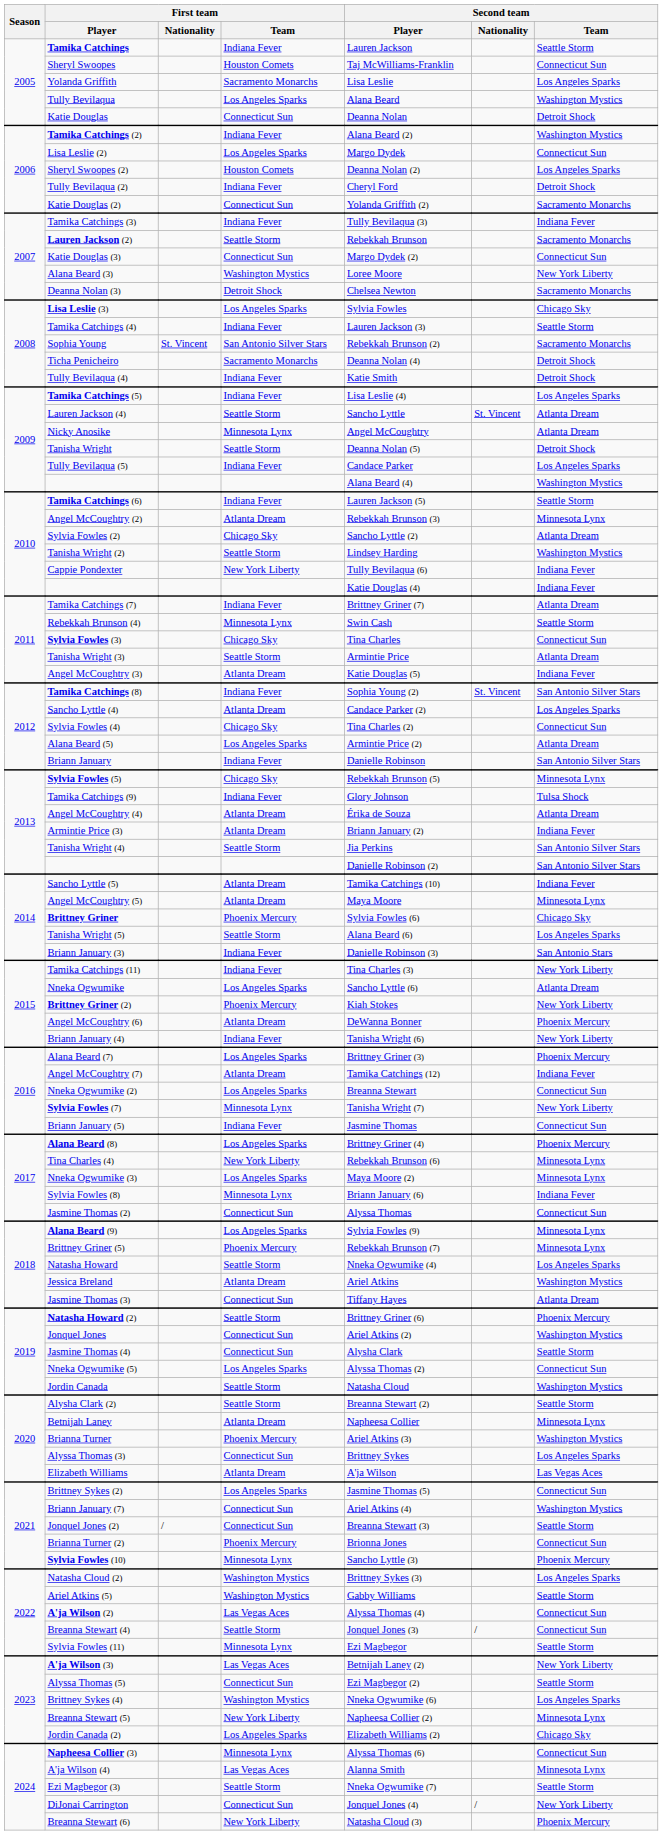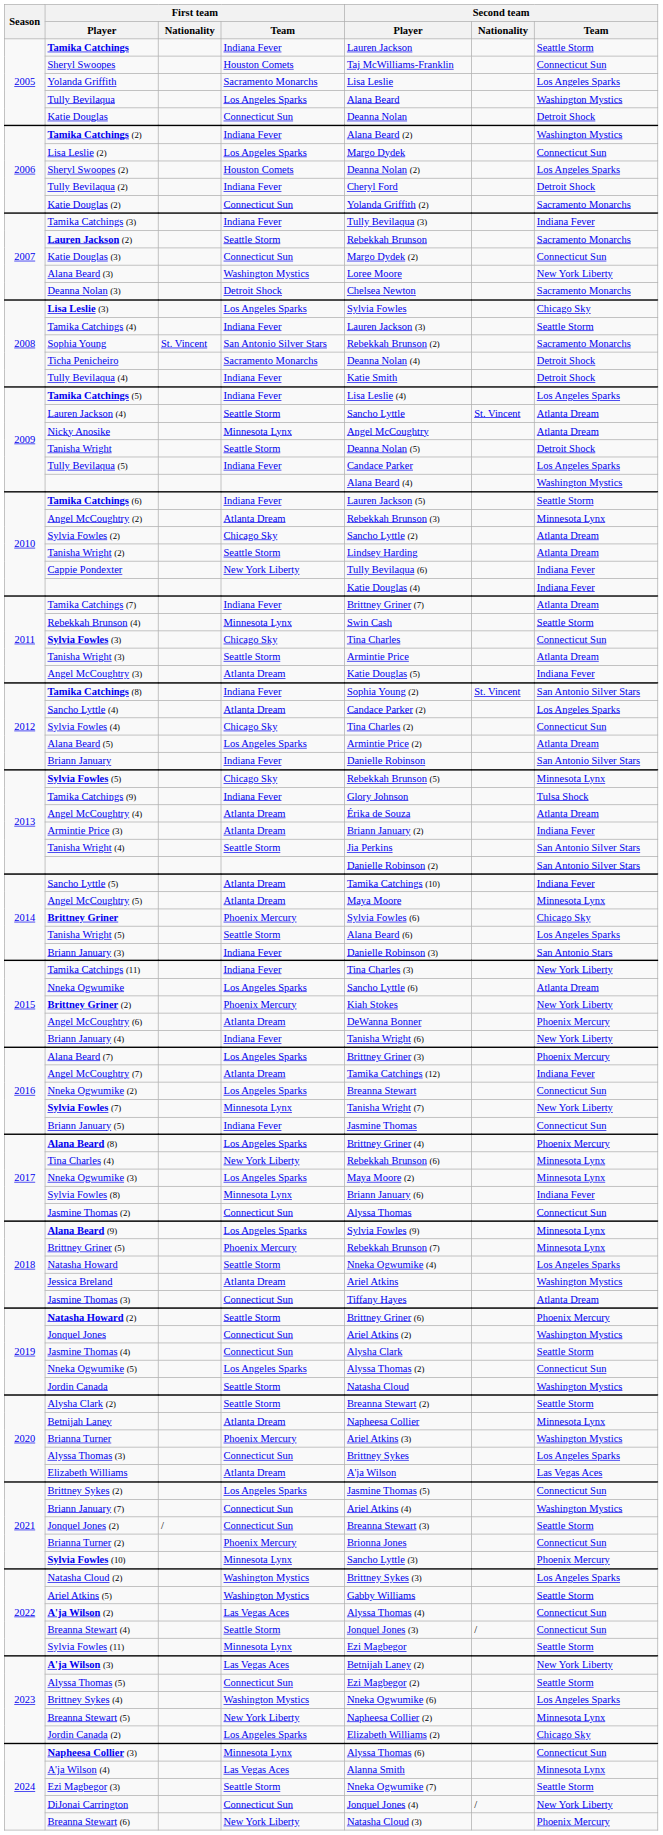(580, 552) Washington Mystics -> (568, 552) Atlanta Dream
